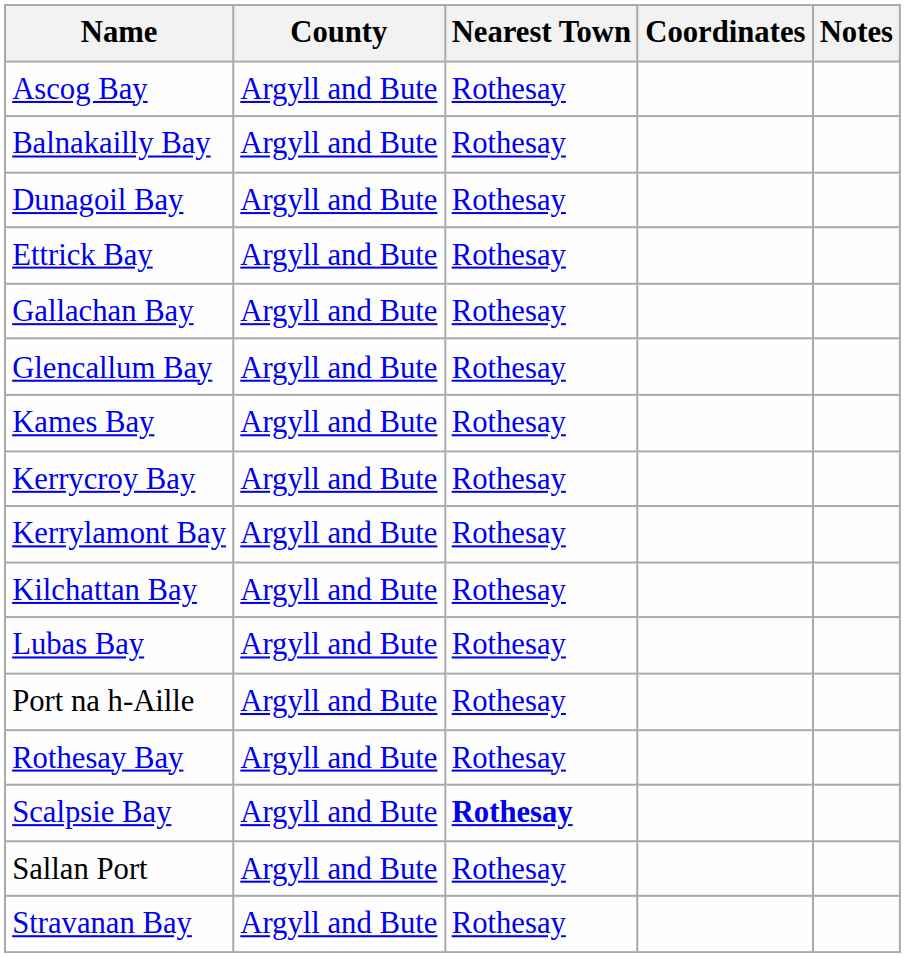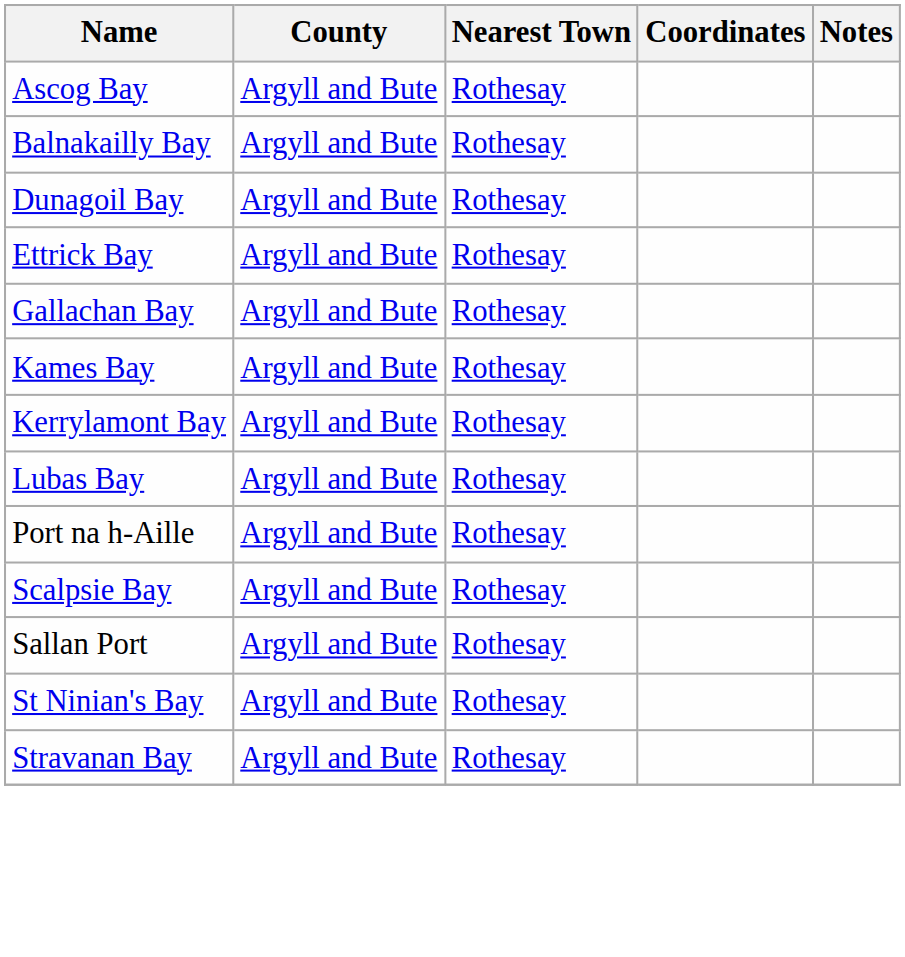- row: (112, 366)
- row: (104, 477)
- row: (105, 589)
- row: (98, 756)
(512, 811) bold -> (509, 589) normal
+ row: (108, 700)
